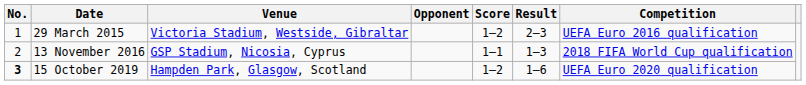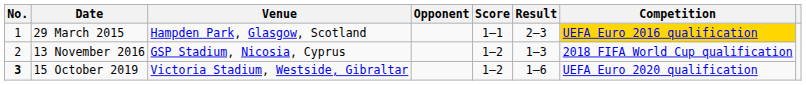(279, 33) Victoria Stadium, Westside, Gibraltar -> (259, 33) Hampden Park, Glasgow, Scotland
(492, 33) 1–2 -> (492, 33) 1–1
(660, 33) no background -> (660, 33) gold background
(492, 52) 1–1 -> (492, 52) 1–2
(259, 70) Hampden Park, Glasgow, Scotland -> (279, 70) Victoria Stadium, Westside, Gibraltar
